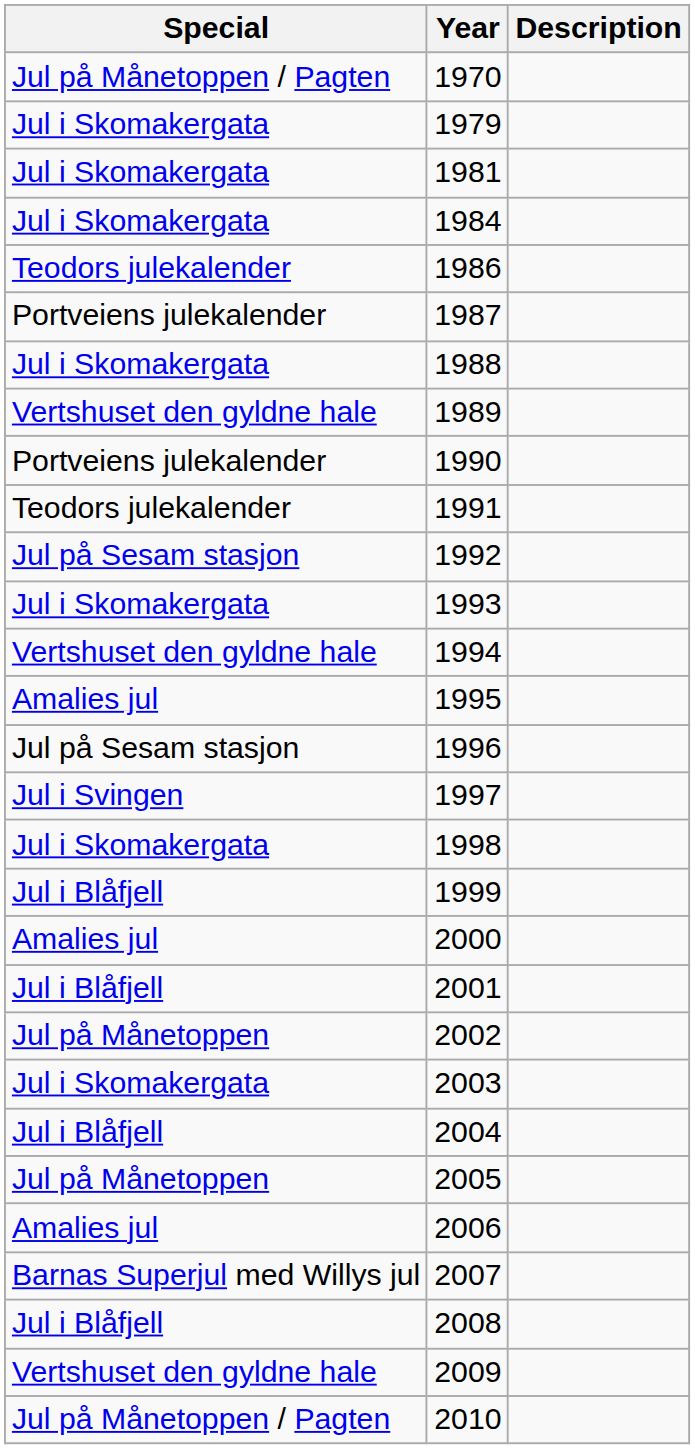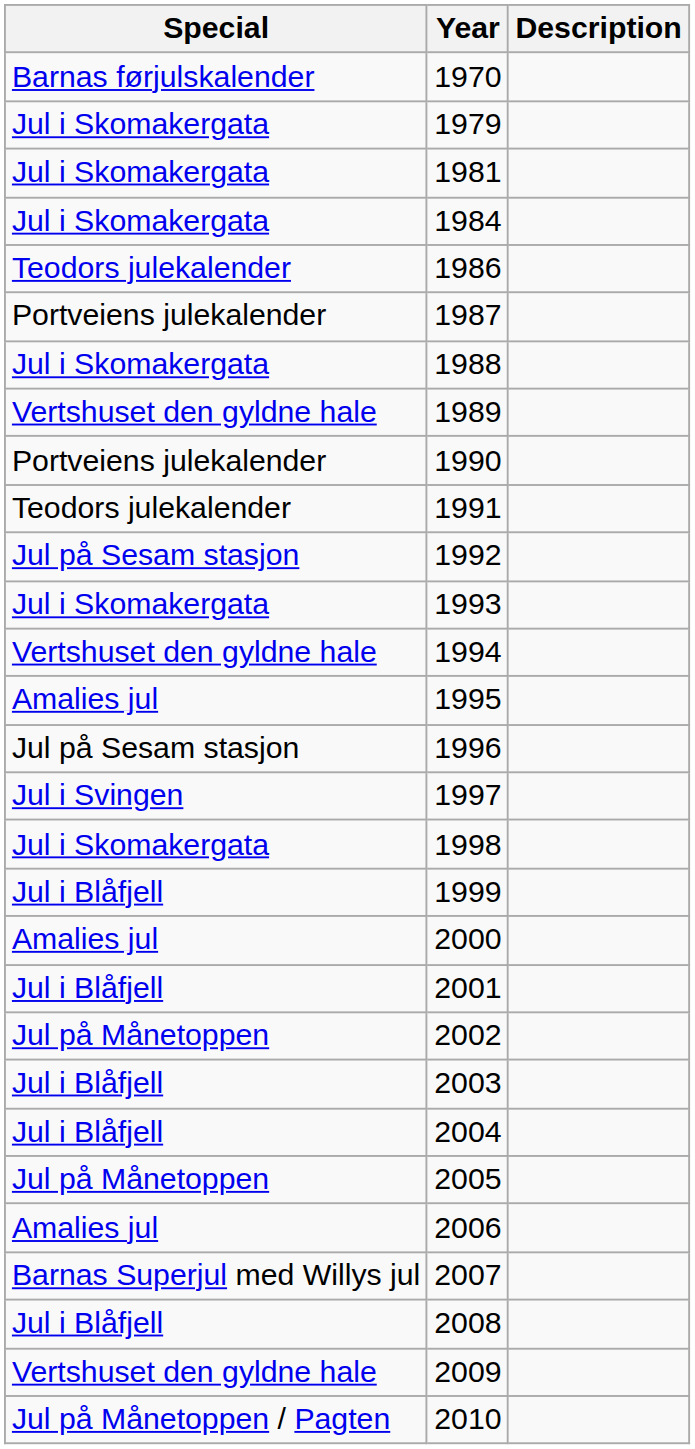(201, 76) Jul på Månetoppen / Pagten -> (163, 76) Barnas førjulskalender
(140, 1083) Jul i Skomakergata -> (88, 1083) Jul i Blåfjell
